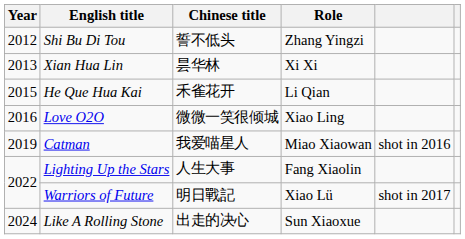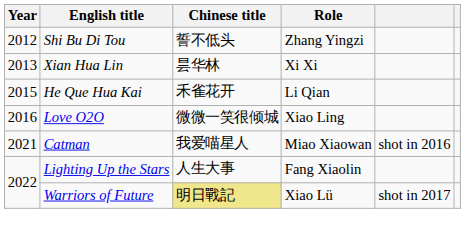(22, 143) 2019 -> (22, 143) 2021
(205, 194) no background -> (205, 194) khaki background
- row: (103, 221)
